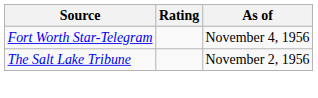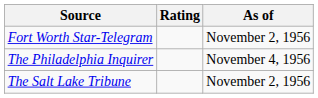(258, 37) November 4, 1956 -> (258, 37) November 2, 1956
+ row: (80, 59)
